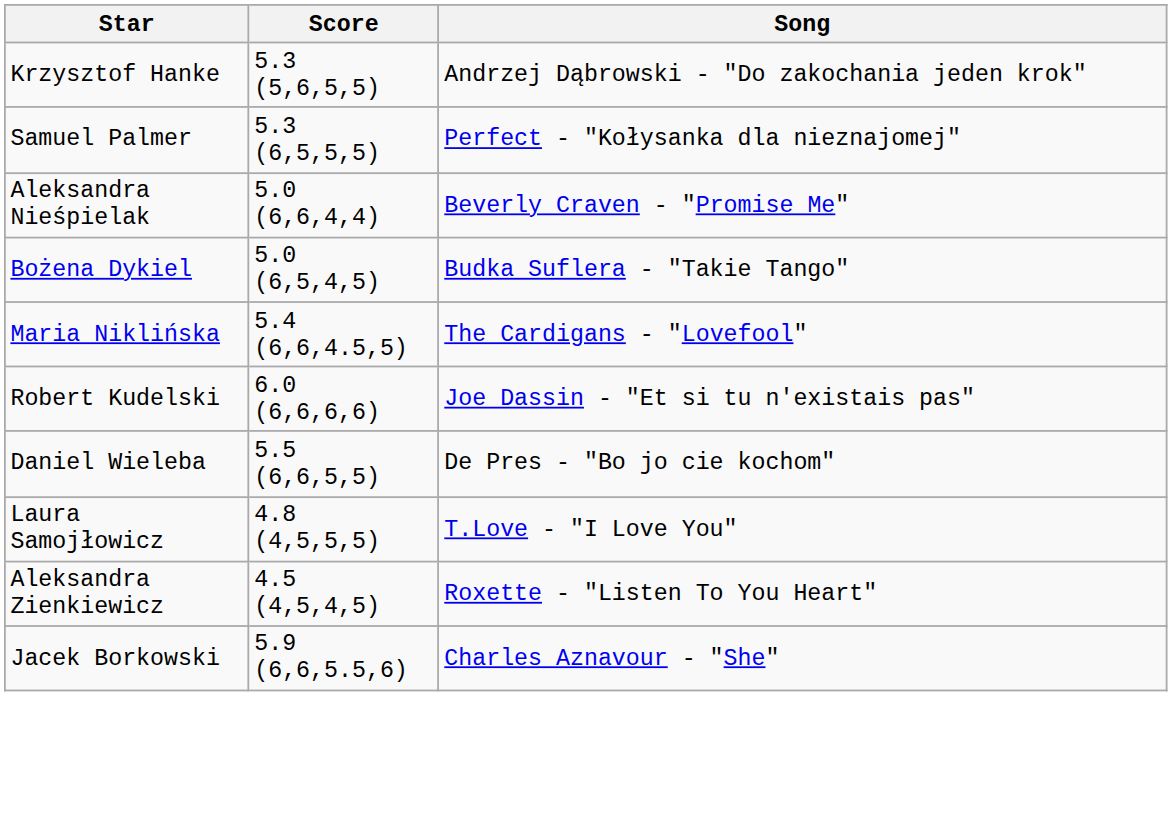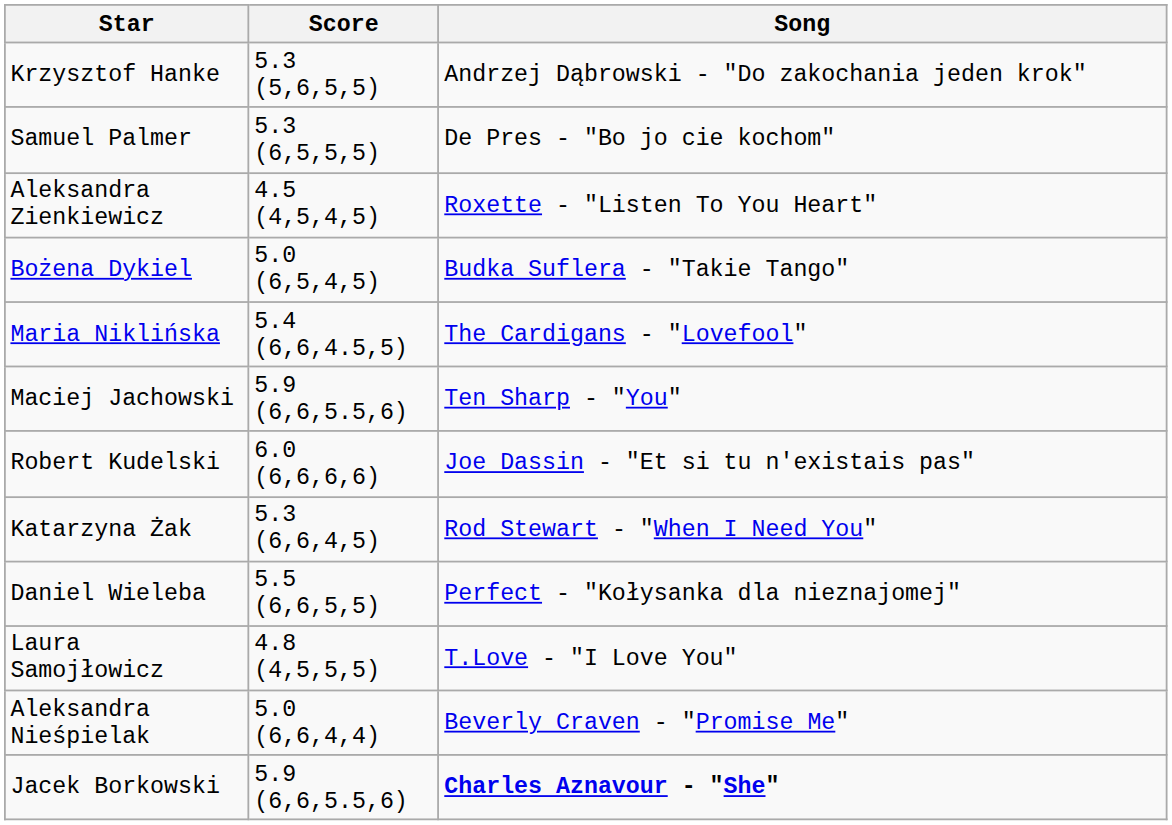(703, 140) Perfect - "Kołysanka dla nieznajomej" -> (640, 140) De Pres - "Bo jo cie kochom"
rows swapped: (87, 593) <-> (80, 205)
+ row: (122, 399)
+ row: (101, 529)
(640, 464) De Pres - "Bo jo cie kochom" -> (703, 593) Perfect - "Kołysanka dla nieznajomej"
(612, 658) normal -> (612, 788) bold
